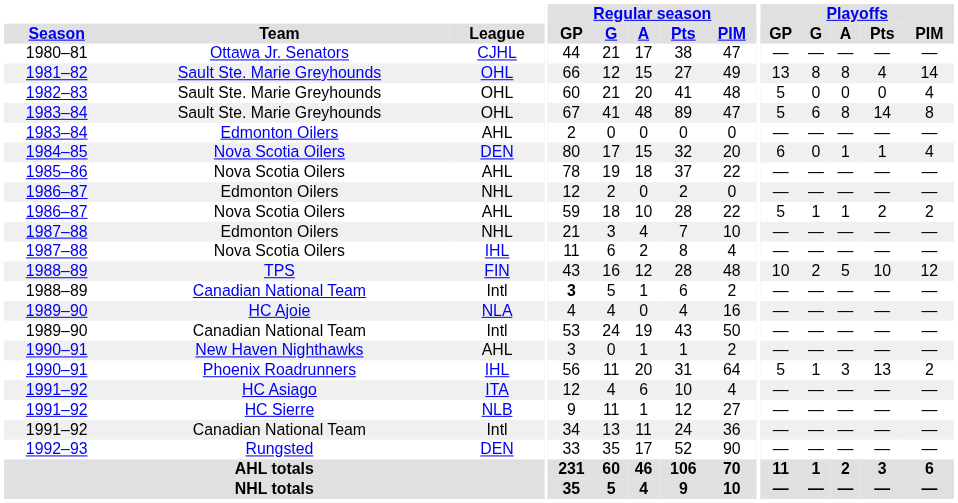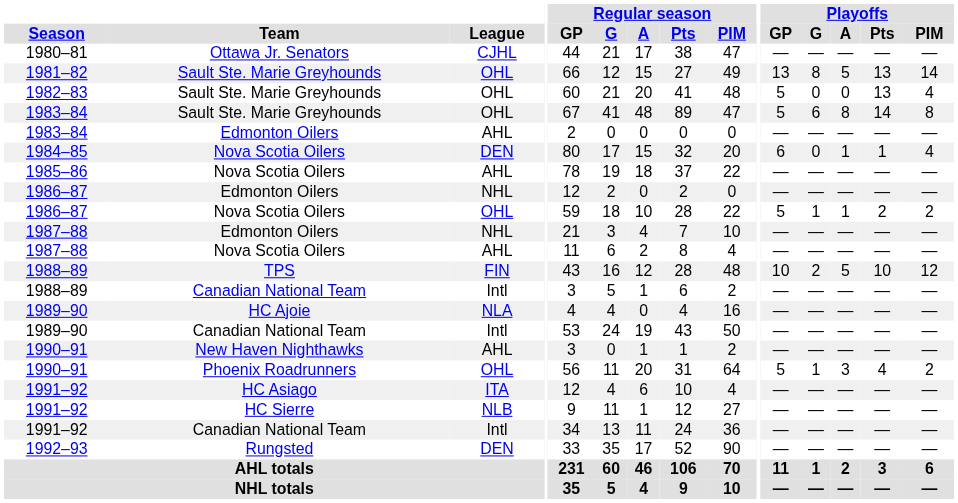(845, 73) 8 -> (845, 73) 5
(882, 73) 4 -> (882, 73) 13
(882, 93) 0 -> (882, 93) 13
(497, 211) AHL -> (497, 211) OHL
(497, 251) IHL -> (497, 251) AHL
(571, 291) bold -> (571, 291) normal
(497, 370) IHL -> (497, 370) OHL
(882, 370) 13 -> (882, 370) 4
